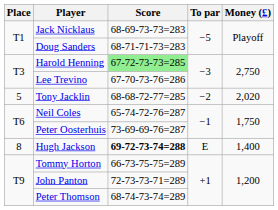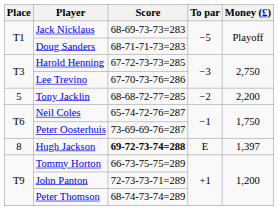(148, 63) lightgreen background -> (148, 63) no background
(248, 96) 2,020 -> (248, 96) 2,200
(248, 146) 1,400 -> (248, 146) 1,397
